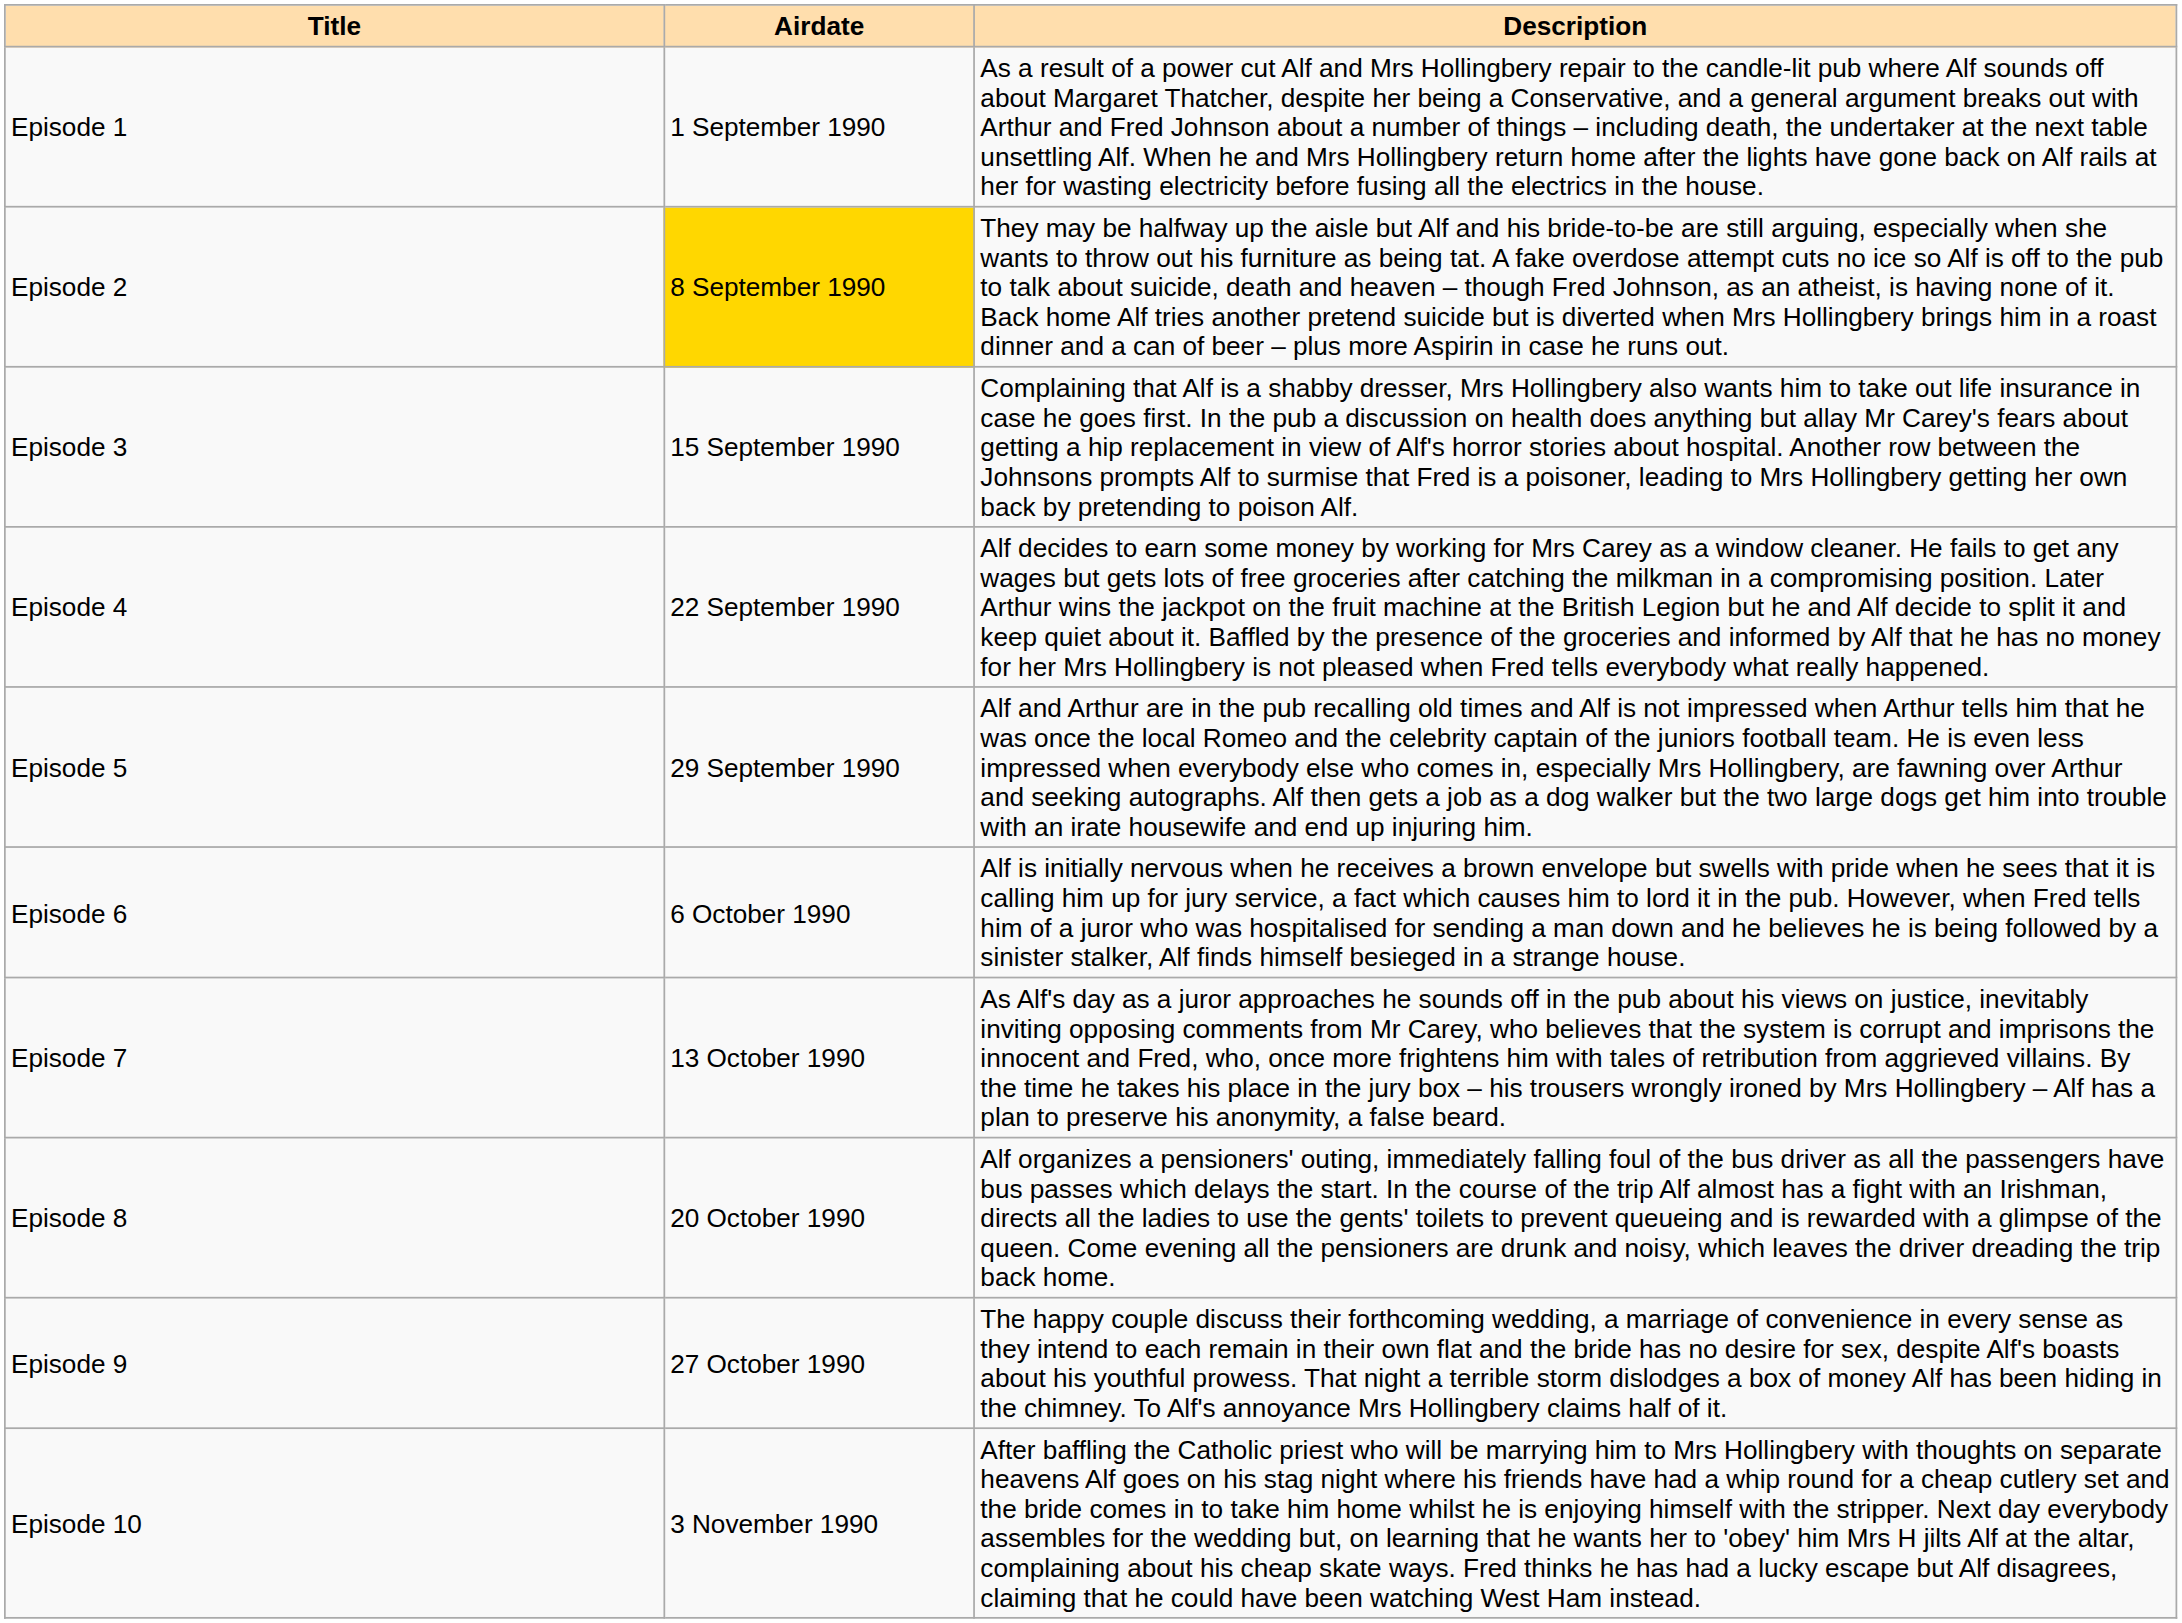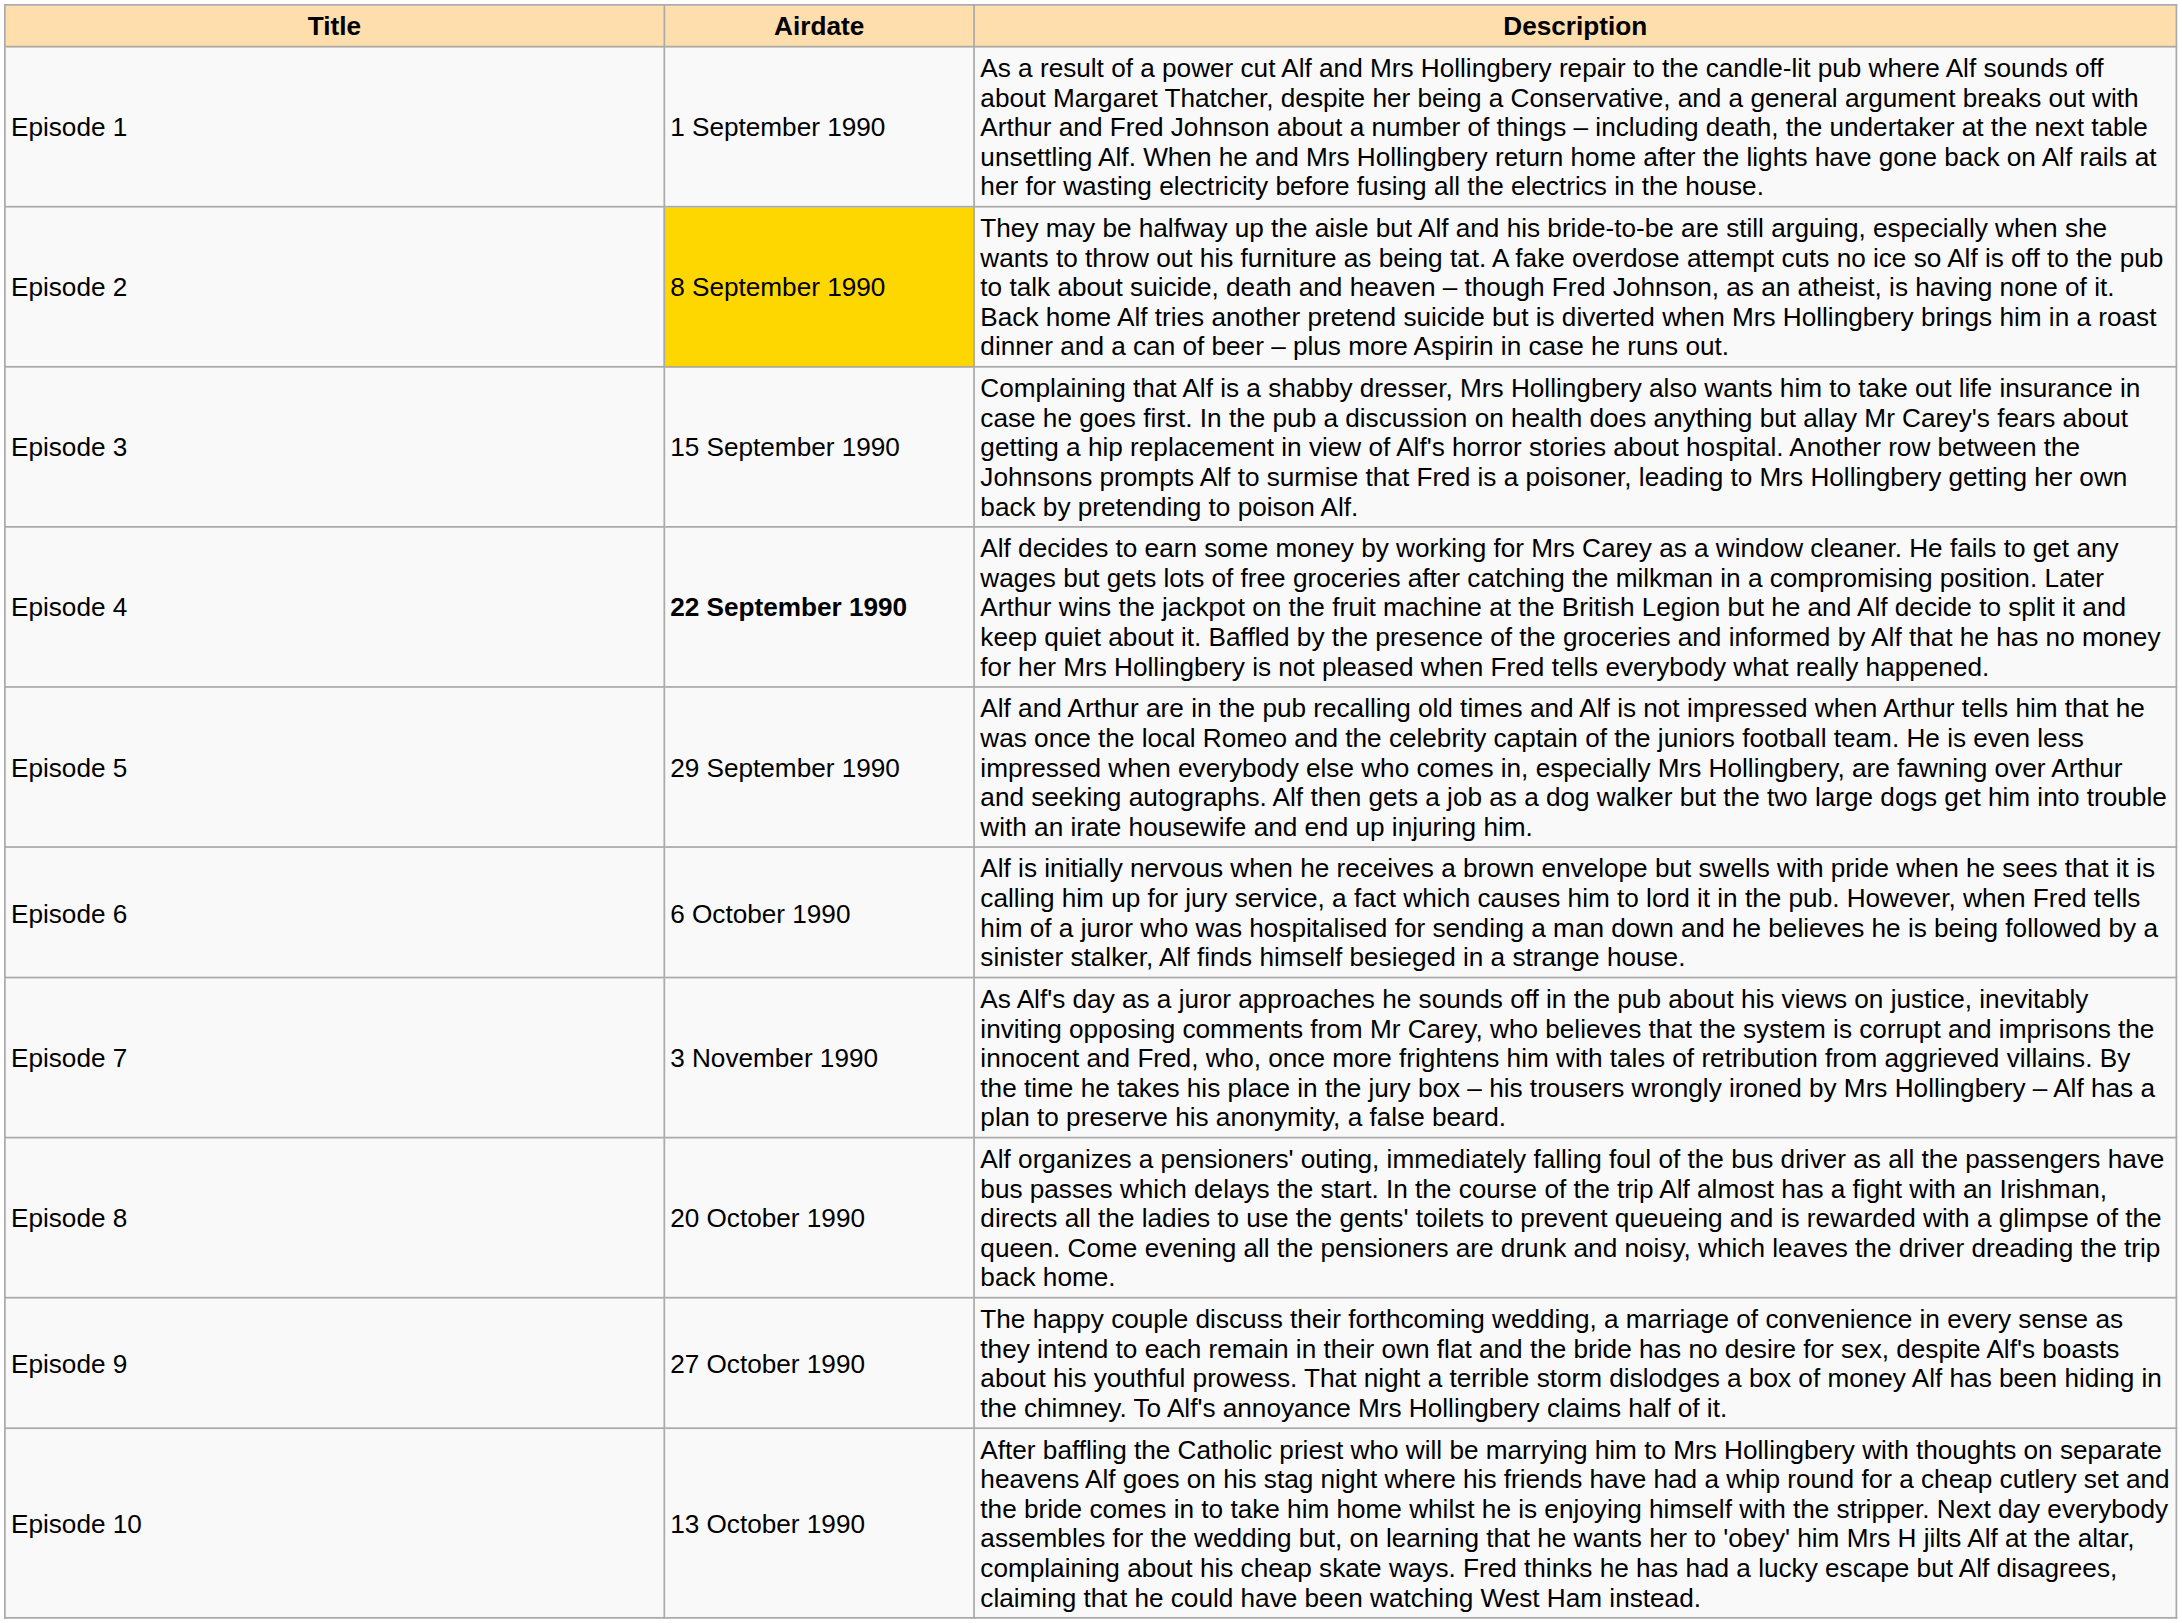(785, 607) normal -> (789, 607) bold
(768, 1058) 13 October 1990 -> (774, 1058) 3 November 1990
(774, 1523) 3 November 1990 -> (768, 1523) 13 October 1990
